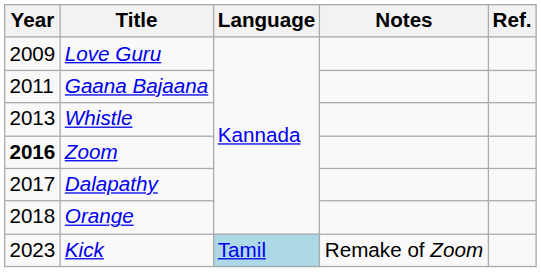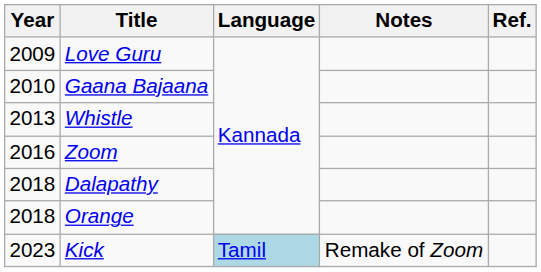(32, 86) 2011 -> (32, 86) 2010
(32, 151) bold -> (32, 151) normal
(32, 184) 2017 -> (32, 184) 2018
